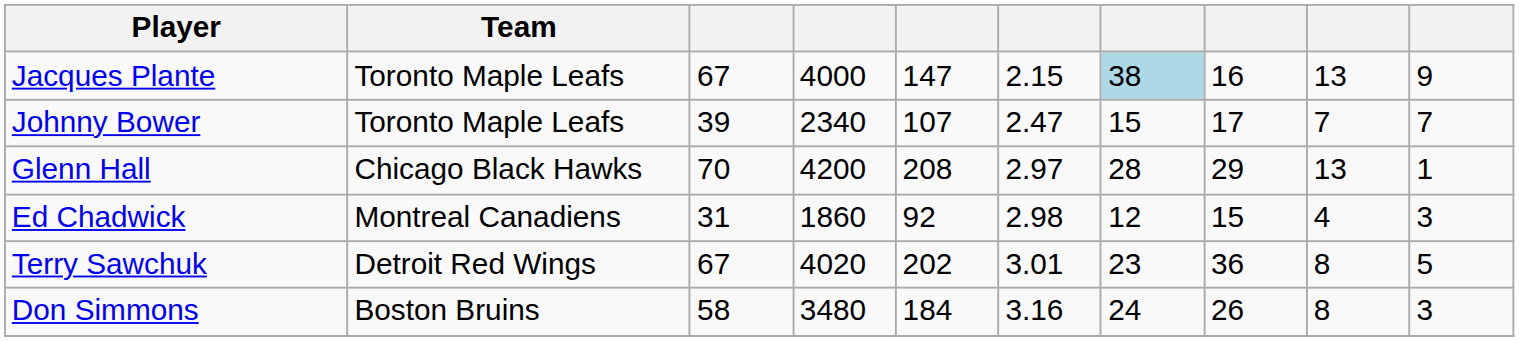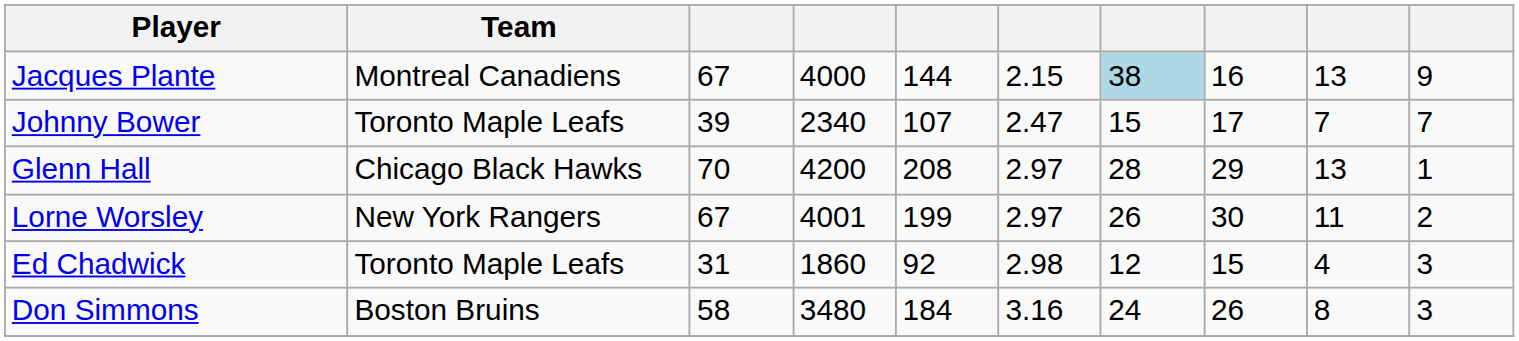(489, 75) Toronto Maple Leafs -> (488, 75) Montreal Canadiens
(927, 75) 147 -> (927, 75) 144
+ row: (107, 216)
(488, 216) Montreal Canadiens -> (489, 264) Toronto Maple Leafs
- row: (109, 264)
